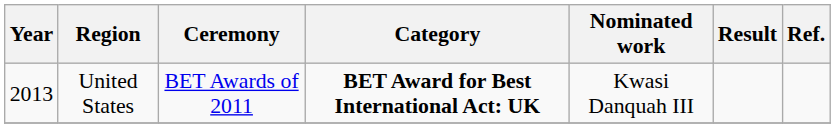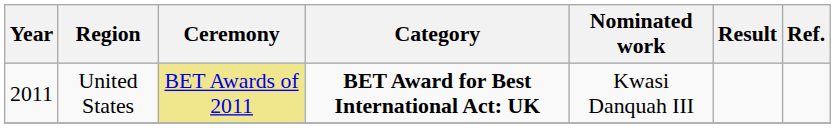(31, 92) 2013 -> (31, 92) 2011
(232, 92) no background -> (232, 92) khaki background
